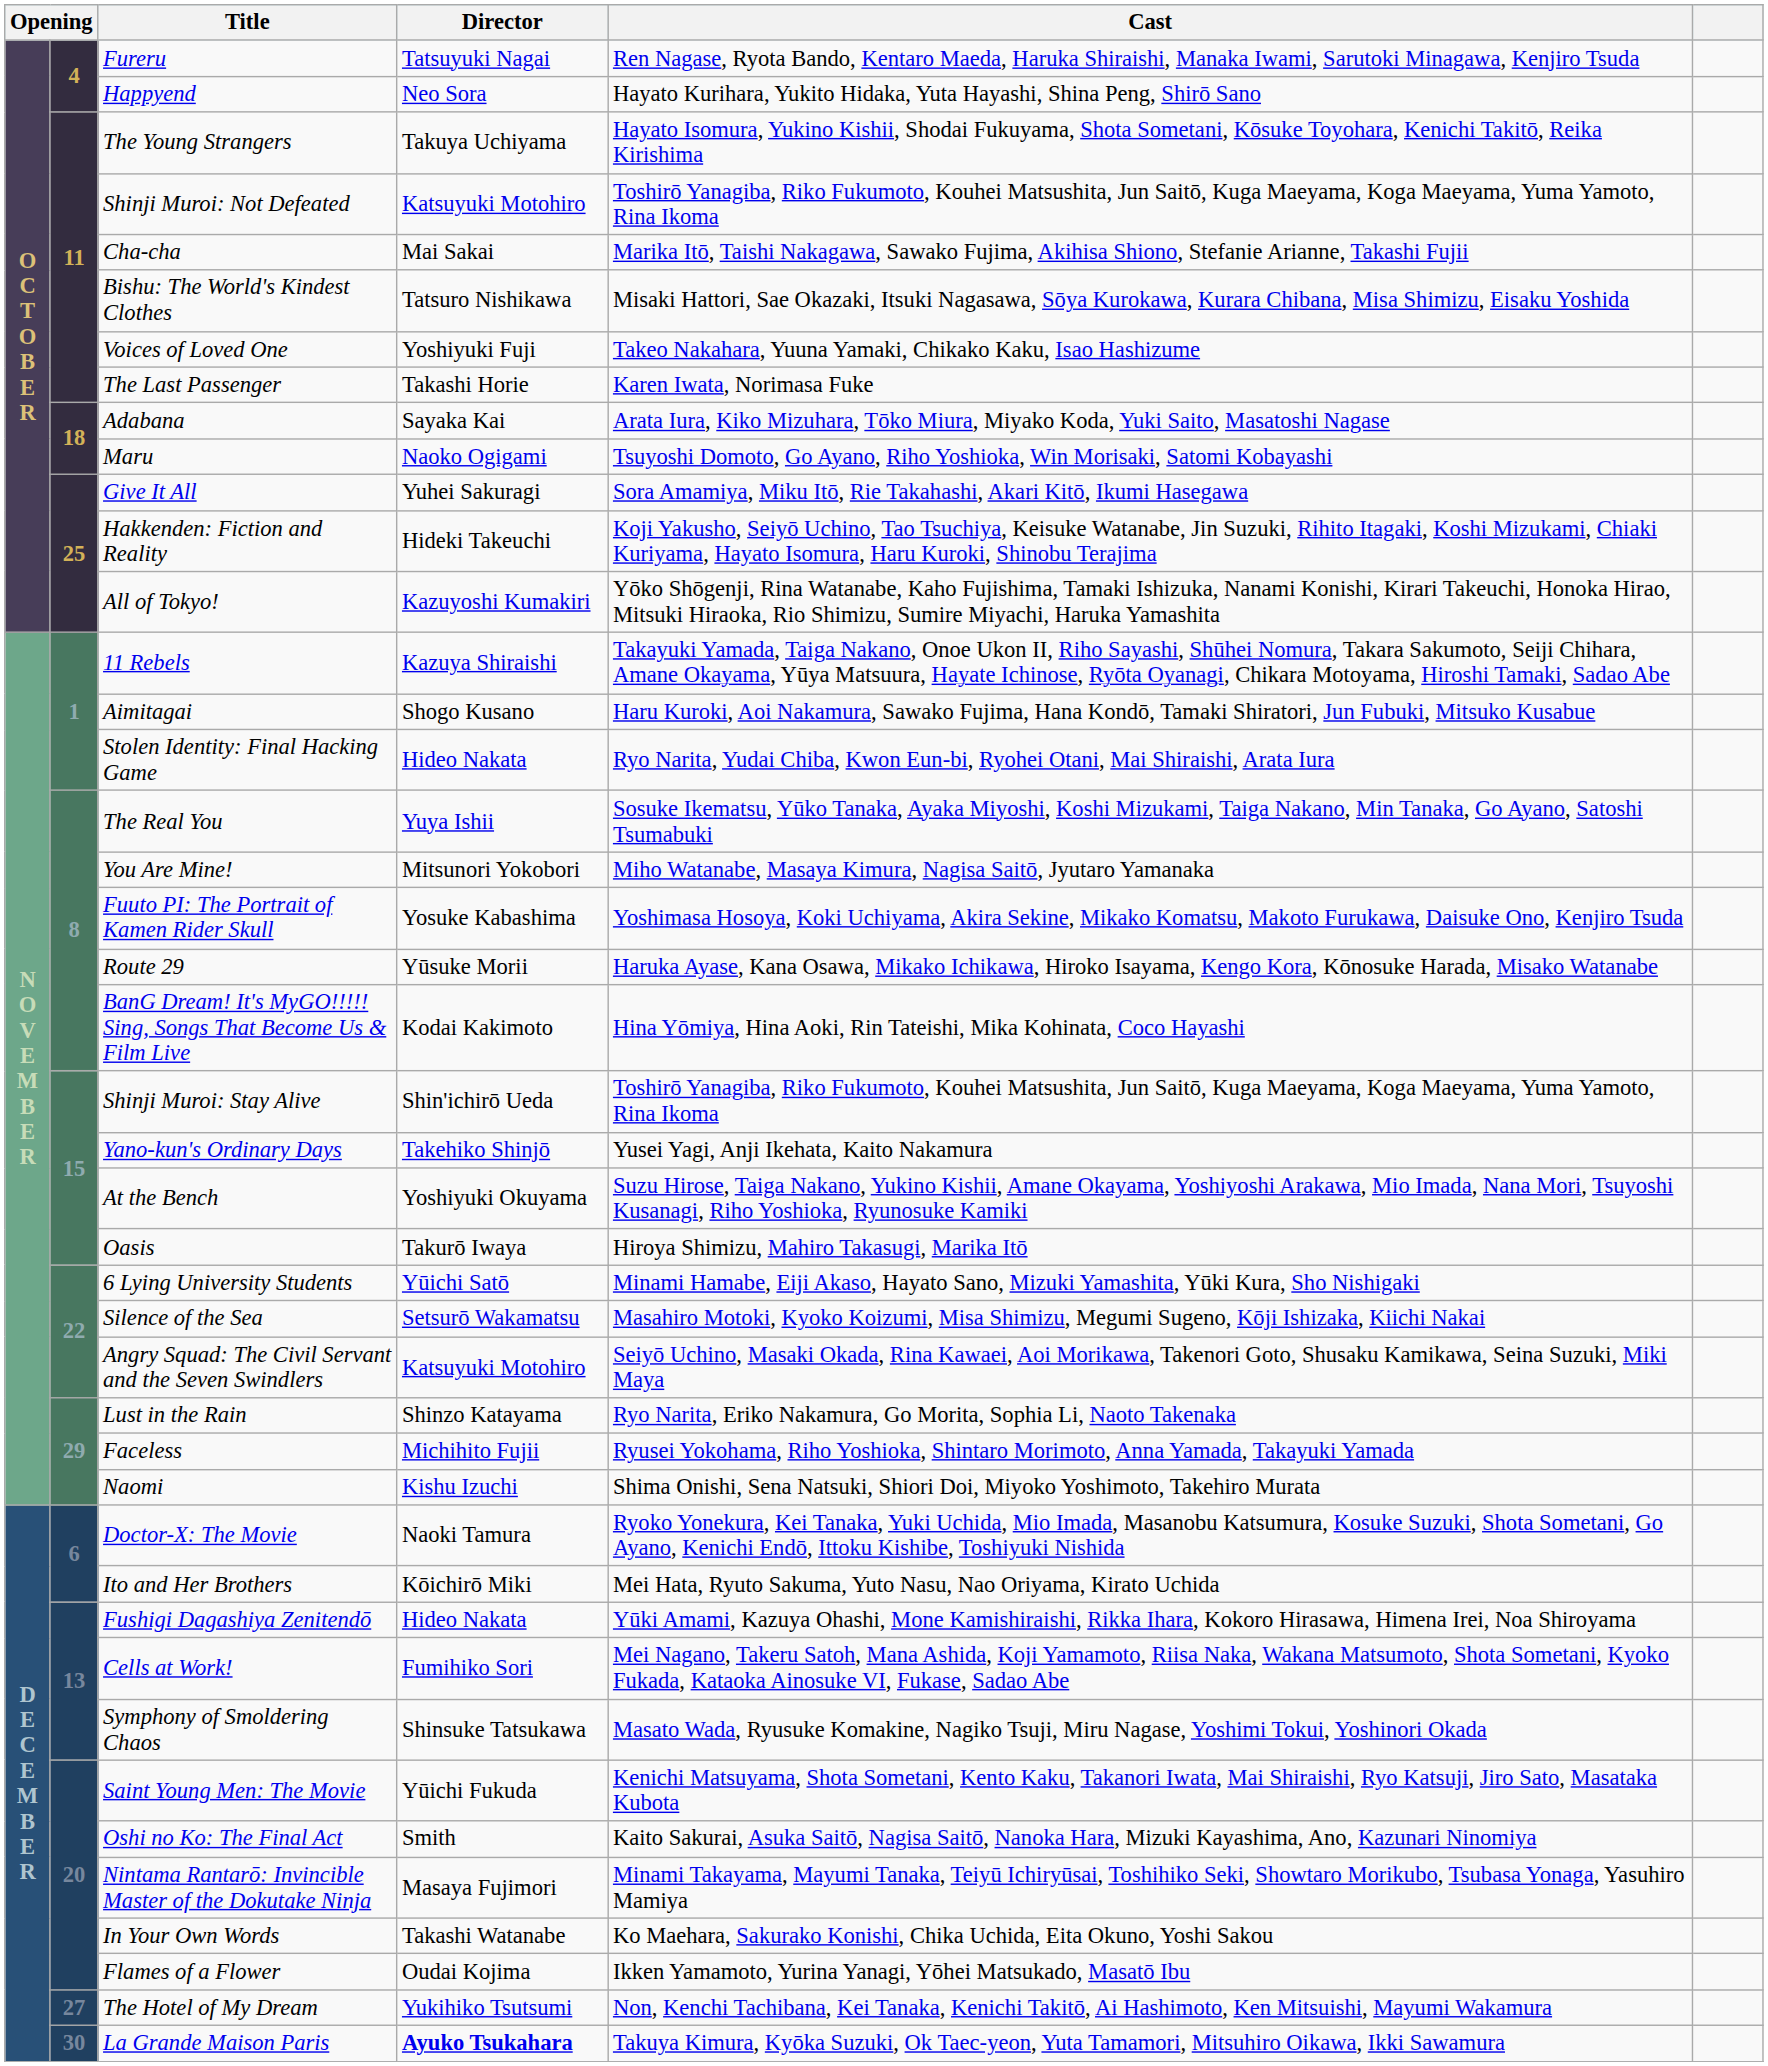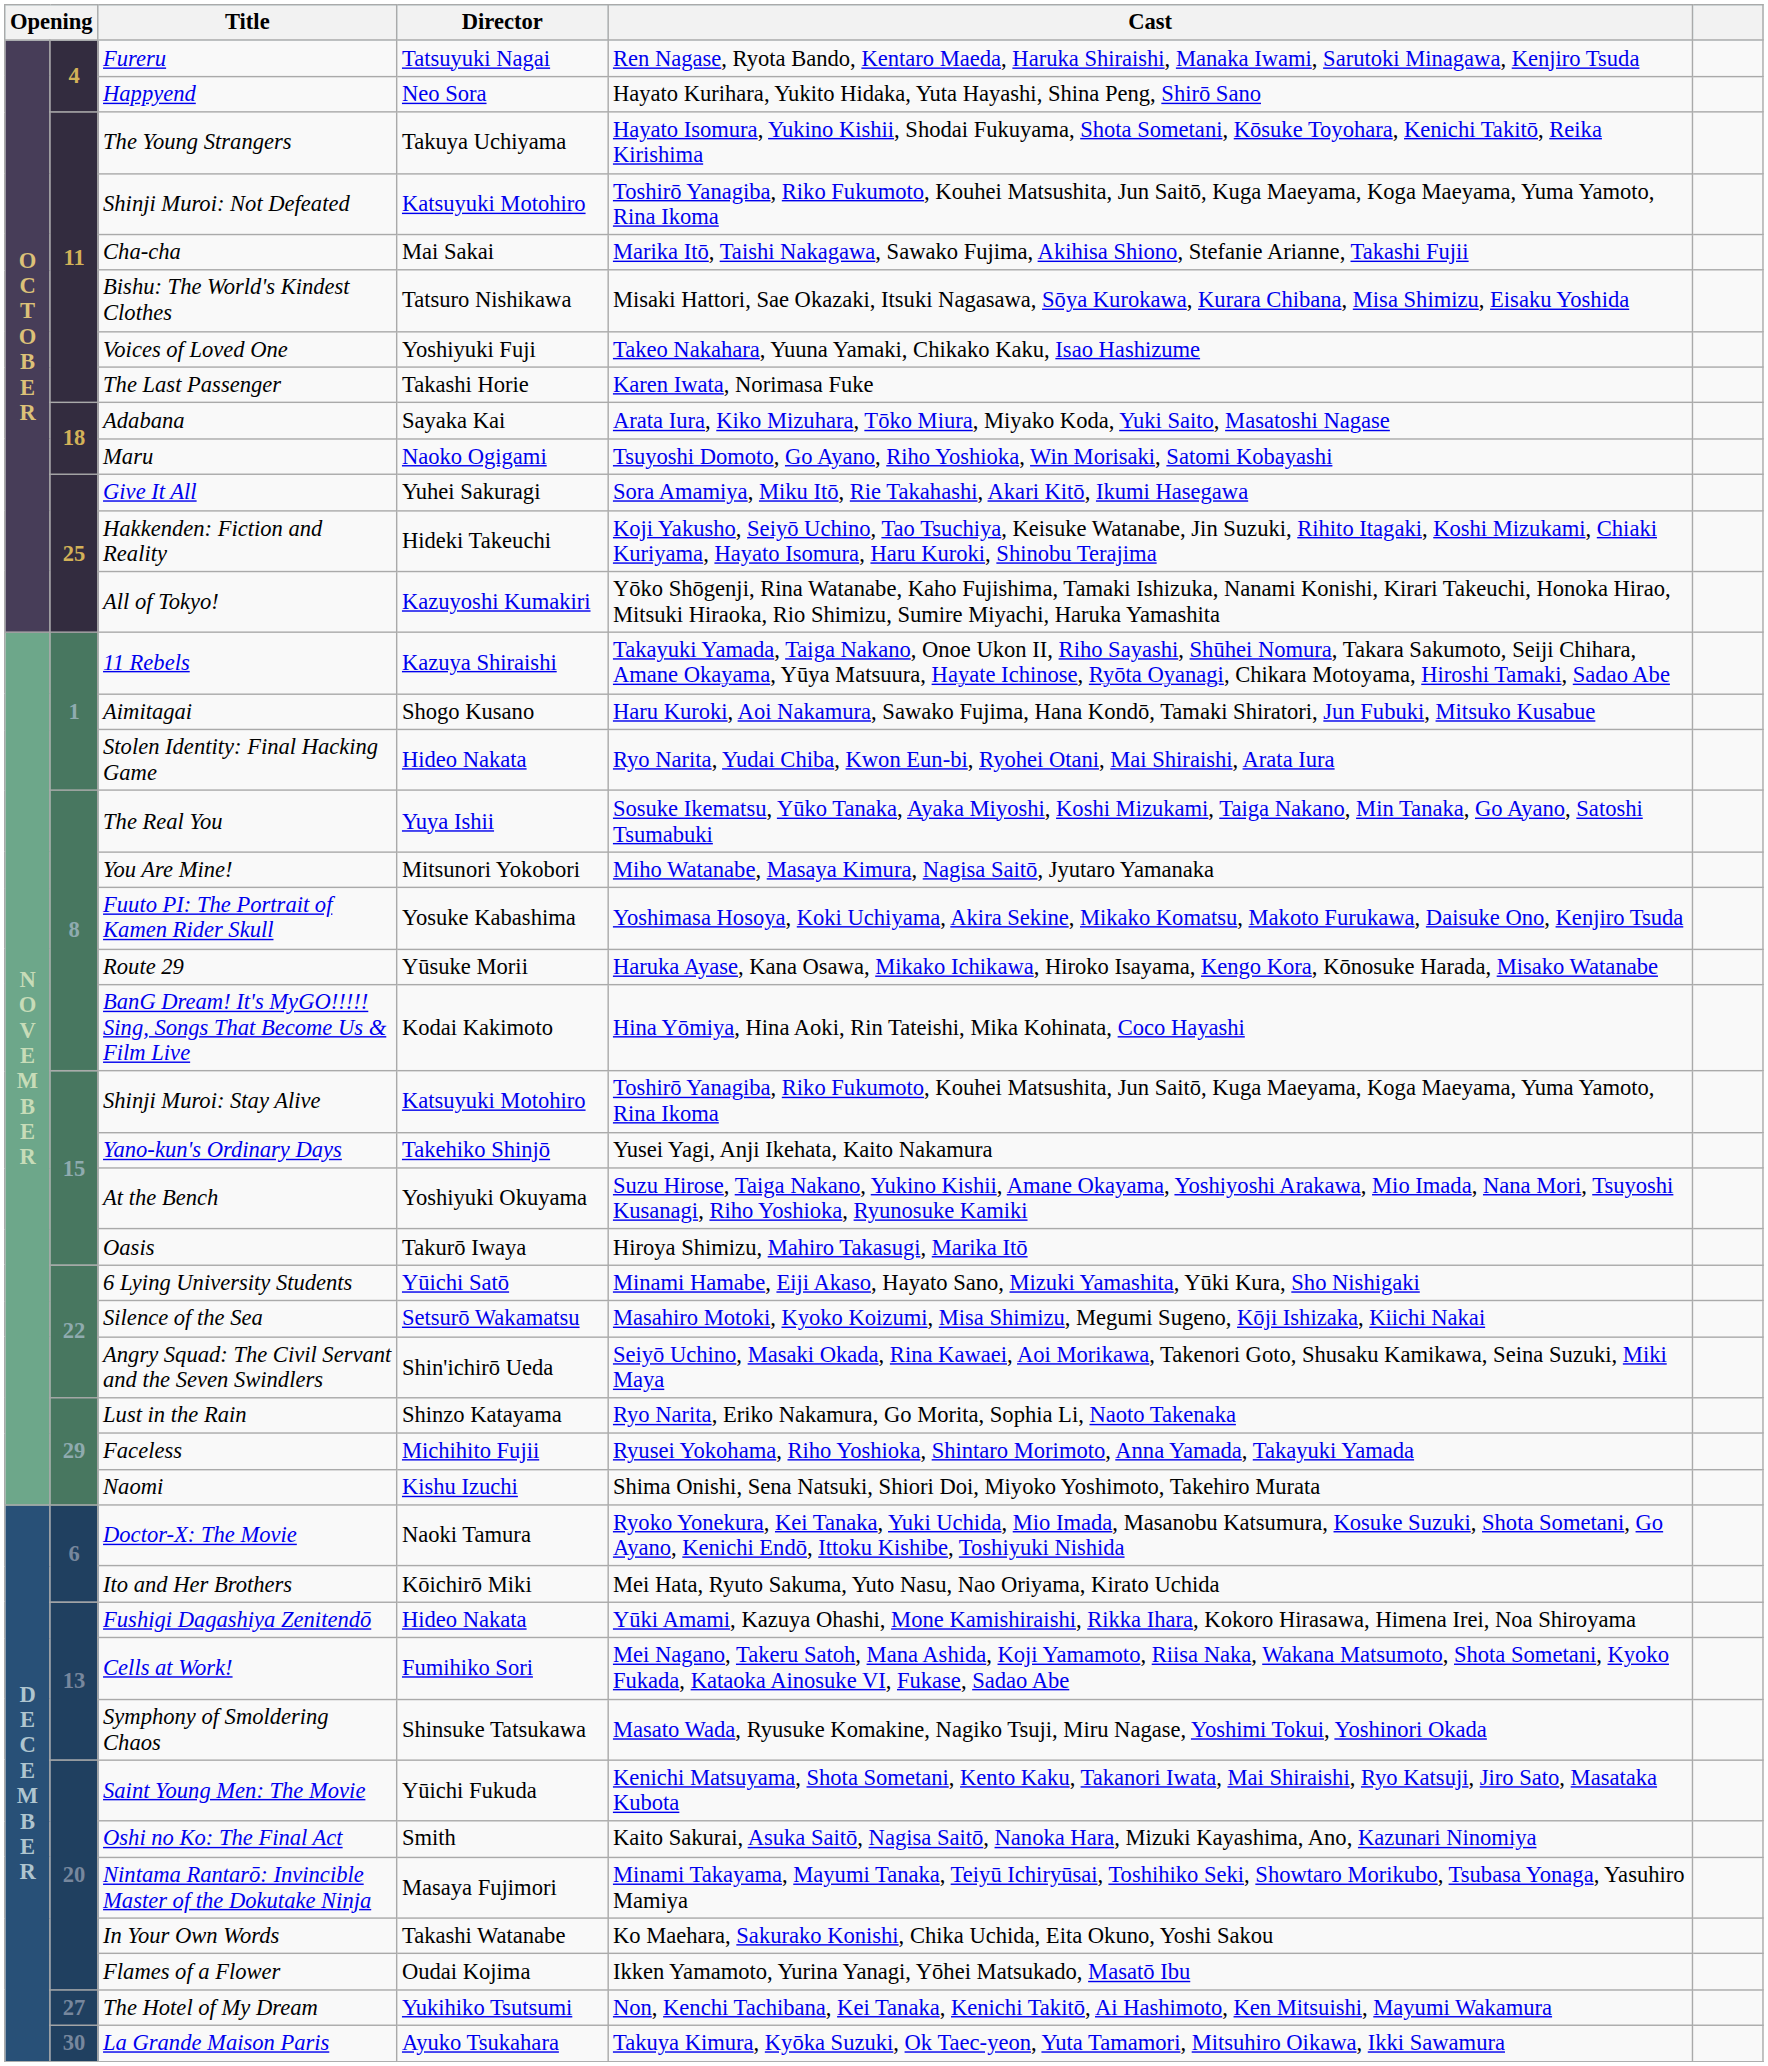(478, 1101) Shin'ichirō Ueda -> (494, 1101) Katsuyuki Motohiro
(494, 1366) Katsuyuki Motohiro -> (478, 1366) Shin'ichirō Ueda
(487, 2043) bold -> (480, 2043) normal
